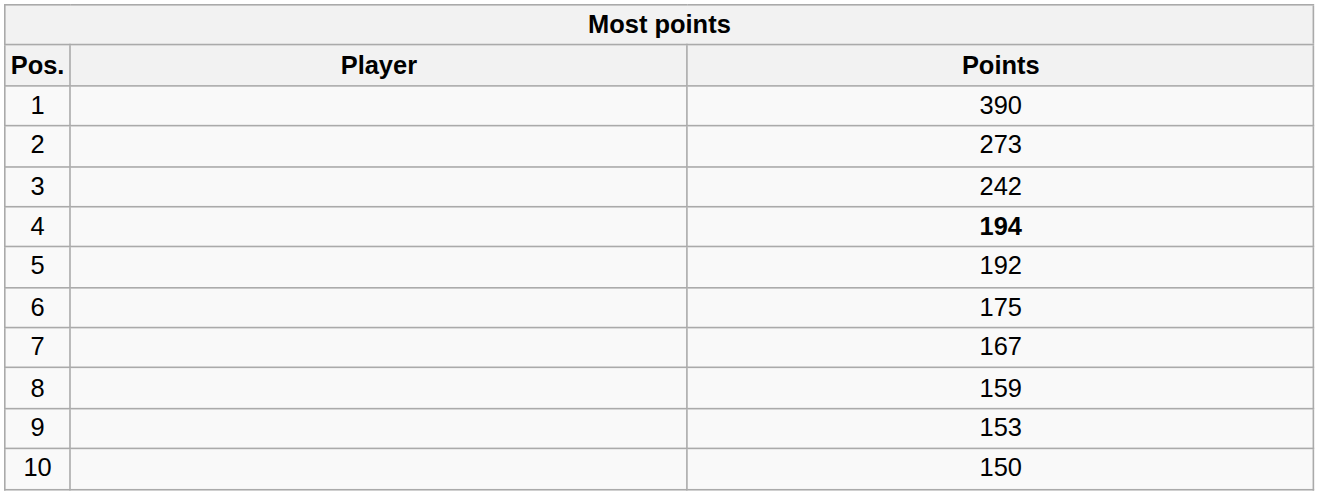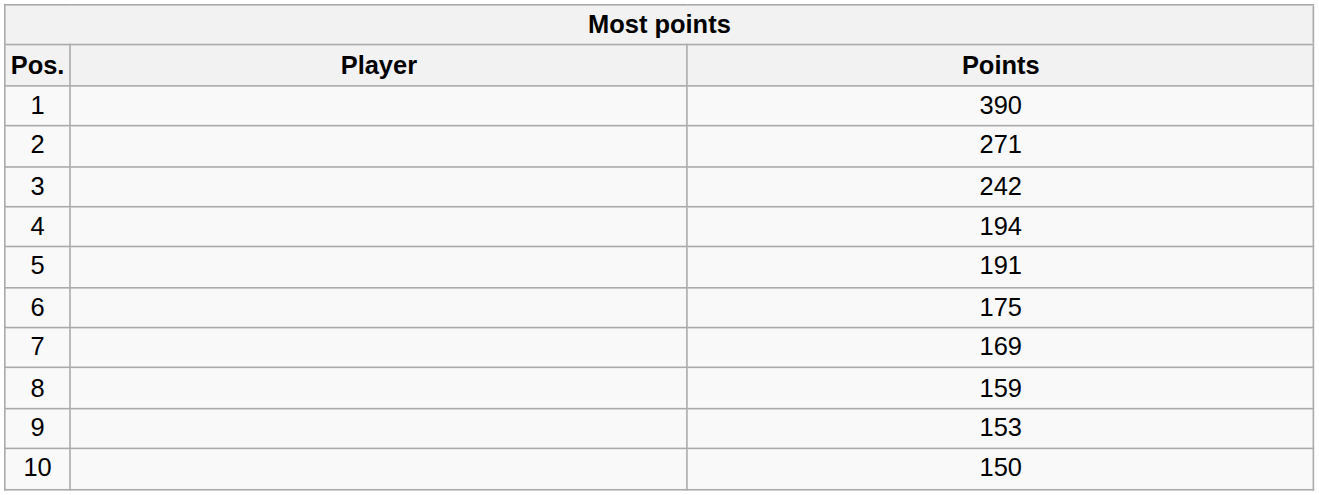(1001, 145) 273 -> (1001, 145) 271
(1001, 226) bold -> (1001, 226) normal
(1001, 266) 192 -> (1001, 266) 191
(1001, 347) 167 -> (1001, 347) 169
